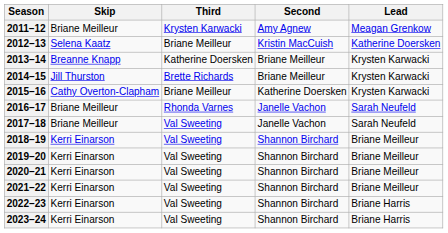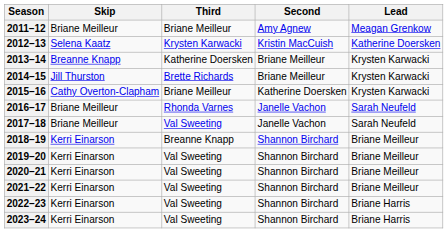(203, 28) Krysten Karwacki -> (197, 28) Briane Meilleur
(197, 44) Briane Meilleur -> (203, 44) Krysten Karwacki
(193, 140) Val Sweeting -> (199, 140) Breanne Knapp
